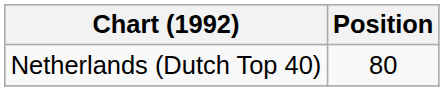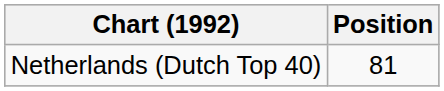(383, 65) 80 -> (383, 65) 81
